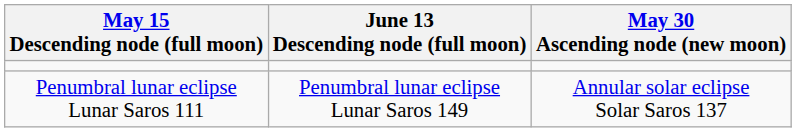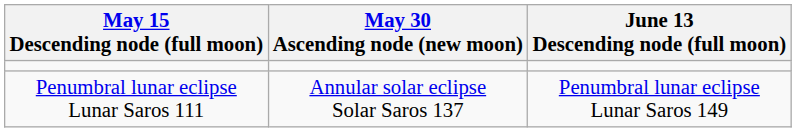columns swapped: (661, 32) <-> (400, 32)
